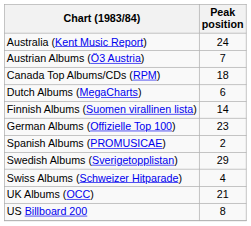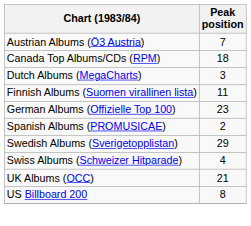- row: (77, 42)
(223, 93) 6 -> (223, 76) 3
(223, 110) 14 -> (223, 93) 11
